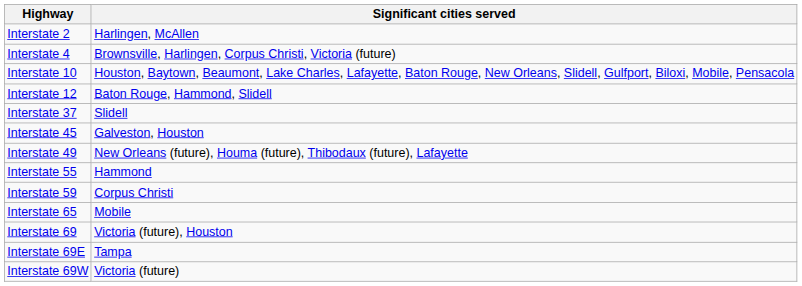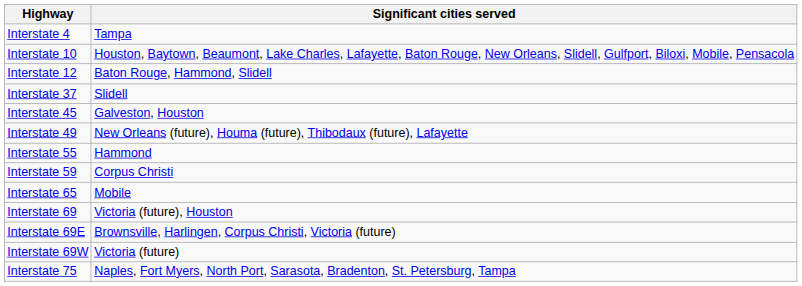- row: (38, 34)
(245, 53) Brownsville, Harlingen, Corpus Christi, Victoria (future) -> (113, 34) Tampa
(113, 251) Tampa -> (245, 232) Brownsville, Harlingen, Corpus Christi, Victoria (future)
+ row: (42, 271)
